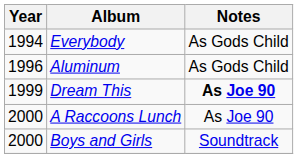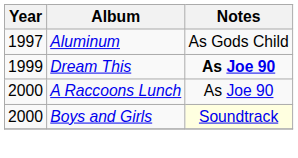- row: (87, 41)
(26, 66) 1996 -> (26, 41) 1997
(239, 141) no background -> (239, 116) lightyellow background
